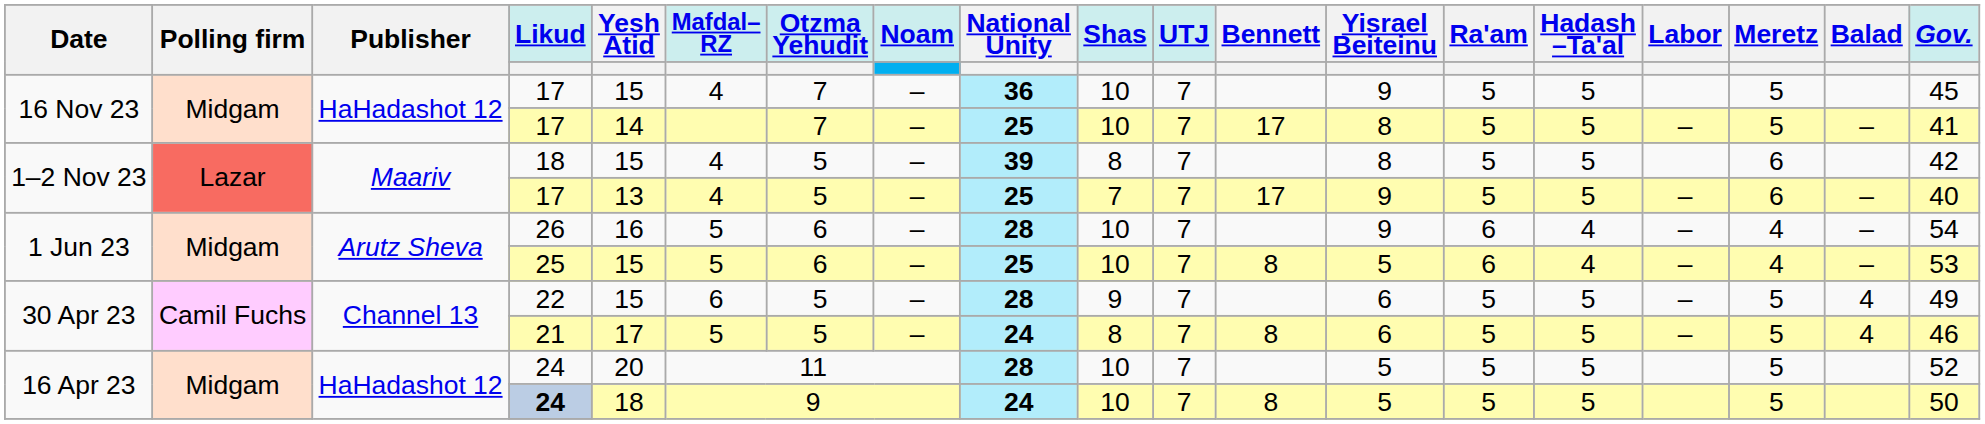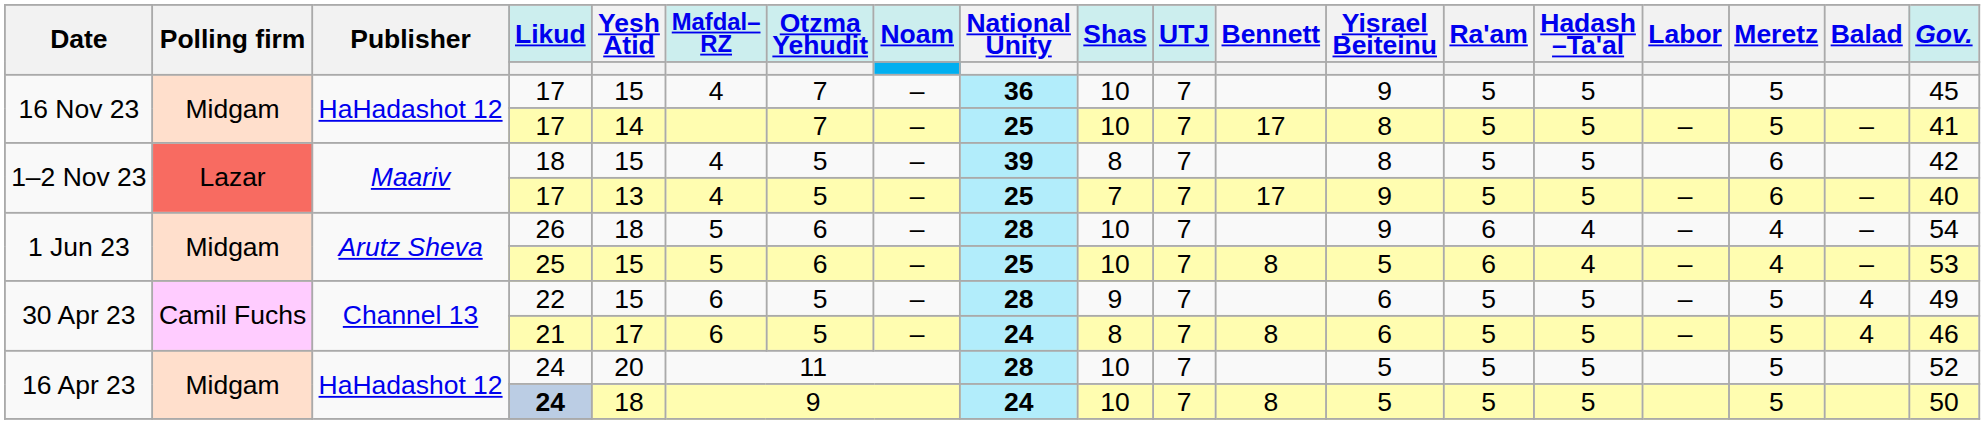(629, 230) 16 -> (629, 230) 18
(716, 333) 5 -> (716, 333) 6
